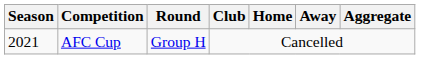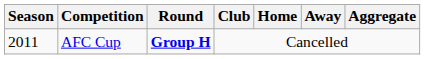(24, 41) 2021 -> (23, 41) 2011
(178, 41) normal -> (181, 41) bold
